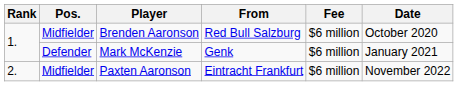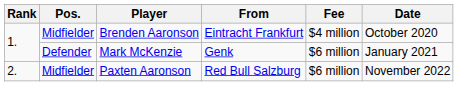(253, 33) Red Bull Salzburg -> (254, 33) Eintracht Frankfurt
(334, 33) $6 million -> (334, 33) $4 million
(254, 71) Eintracht Frankfurt -> (253, 71) Red Bull Salzburg
